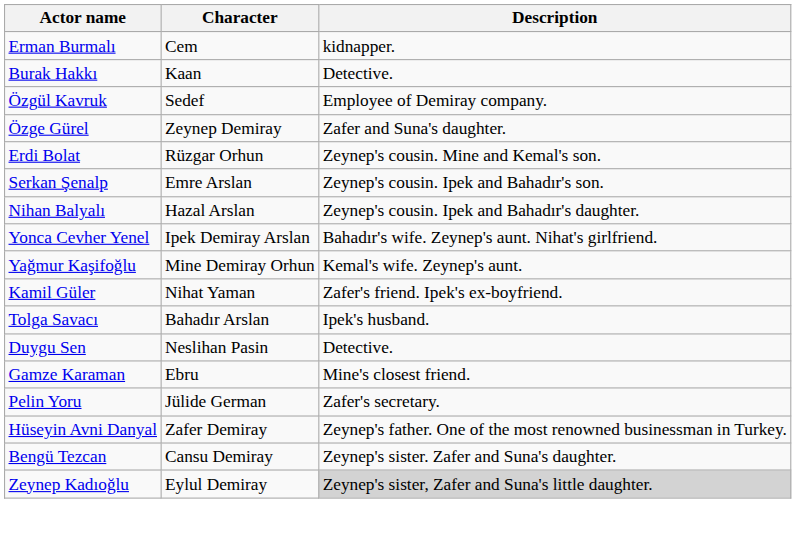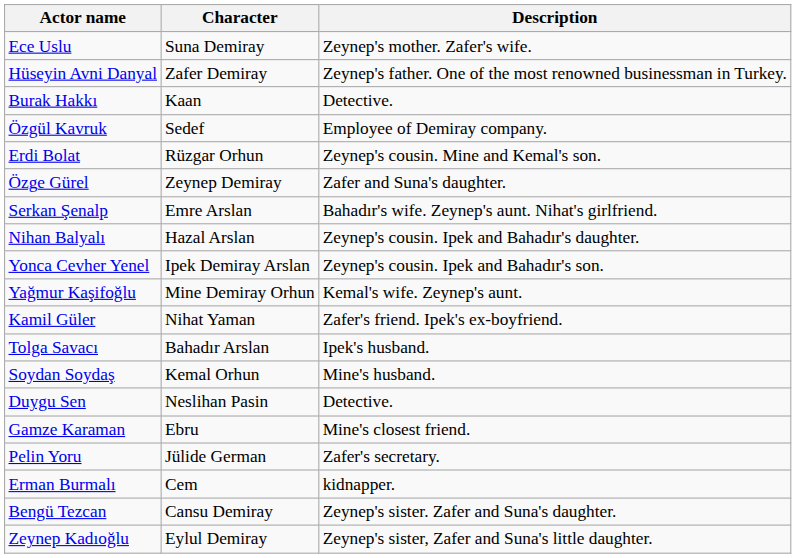+ row: (40, 45)
rows swapped: (83, 429) <-> (62, 45)
rows swapped: (49, 127) <-> (44, 155)
(463, 182) Zeynep's cousin. Ipek and Bahadır's son. -> (490, 210) Bahadır's wife. Zeynep's aunt. Nihat's girlfriend.
(490, 237) Bahadır's wife. Zeynep's aunt. Nihat's girlfriend. -> (463, 264) Zeynep's cousin. Ipek and Bahadır's son.
+ row: (62, 374)
(488, 484) lightgrey background -> (488, 538) no background
